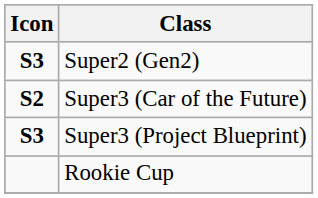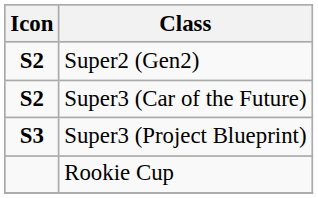(32, 60) S3 -> (32, 60) S2
